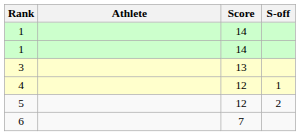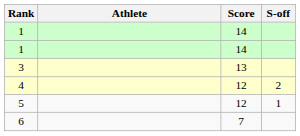(278, 85) 1 -> (278, 85) 2
(278, 103) 2 -> (278, 103) 1
